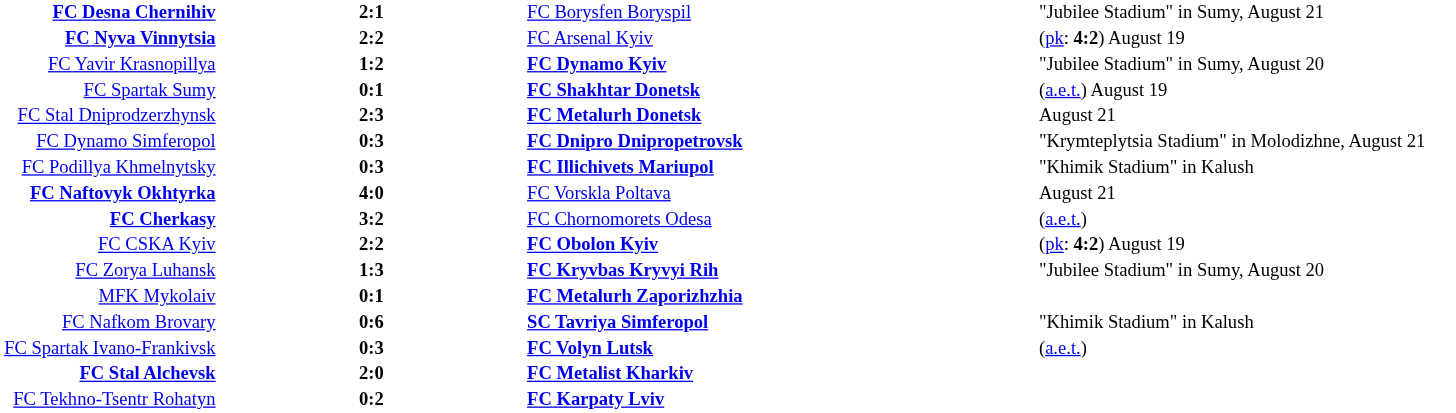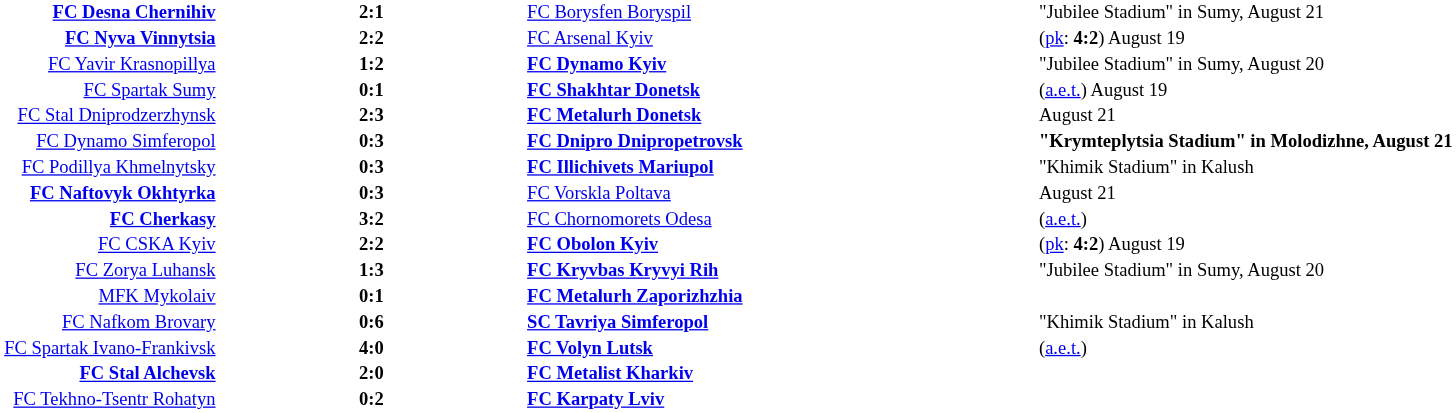(1232, 141) normal -> (1246, 141) bold
(371, 192) 4:0 -> (371, 192) 0:3
(371, 347) 0:3 -> (371, 347) 4:0
